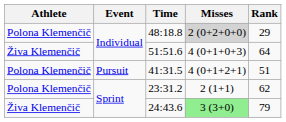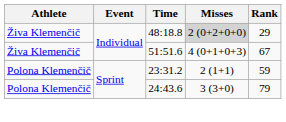(49, 33) Polona Klemenčič -> (44, 33) Živa Klemenčič
(265, 51) 64 -> (265, 51) 67
- row: (165, 70)
(265, 89) 62 -> (265, 70) 59
(44, 108) Živa Klemenčič -> (49, 89) Polona Klemenčič
(217, 108) lightgreen background -> (217, 89) no background
